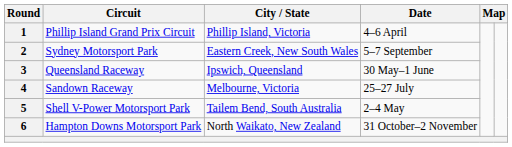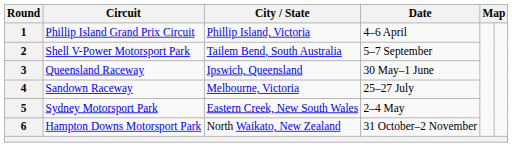(102, 51) Sydney Motorsport Park -> (118, 51) Shell V-Power Motorsport Park
(282, 51) Eastern Creek, New South Wales -> (274, 51) Tailem Bend, South Australia
(118, 107) Shell V-Power Motorsport Park -> (102, 107) Sydney Motorsport Park
(274, 107) Tailem Bend, South Australia -> (282, 107) Eastern Creek, New South Wales
